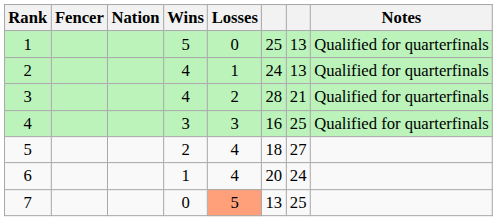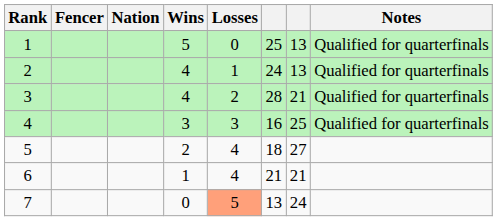(274, 176) 20 -> (274, 176) 21
(298, 176) 24 -> (298, 176) 21
(298, 202) 25 -> (298, 202) 24
